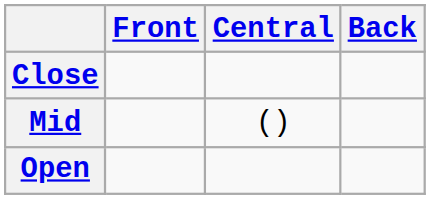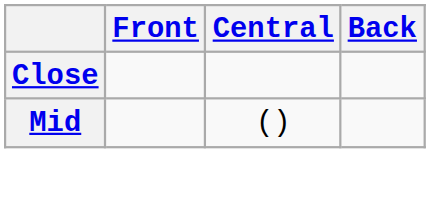- row: (55, 170)
